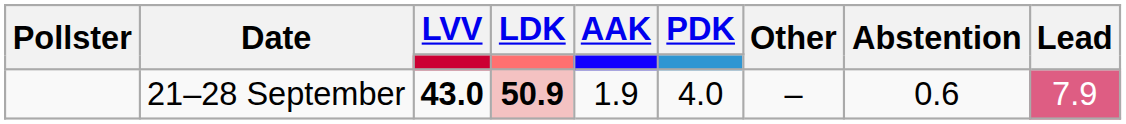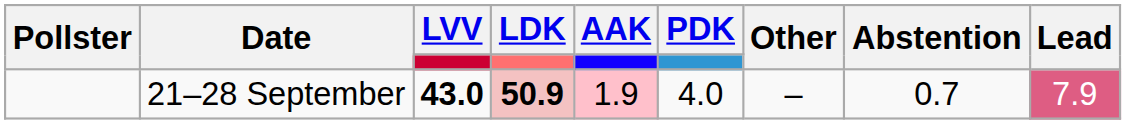(616, 93) no background -> (616, 93) pink background
(937, 93) 0.6 -> (937, 93) 0.7
